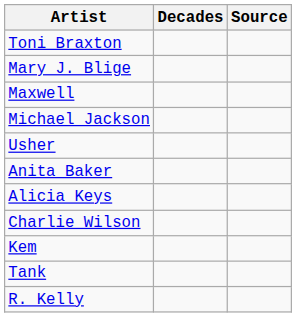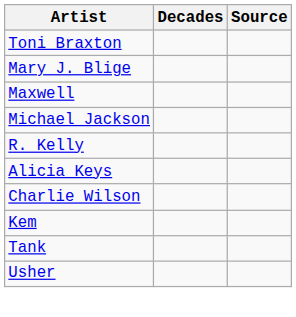rows swapped: (46, 299) <-> (32, 146)
- row: (60, 171)
